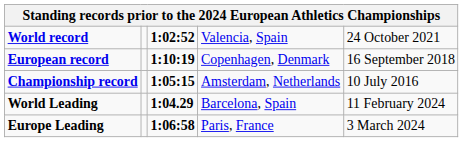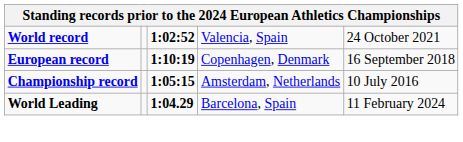- row: (56, 125)
